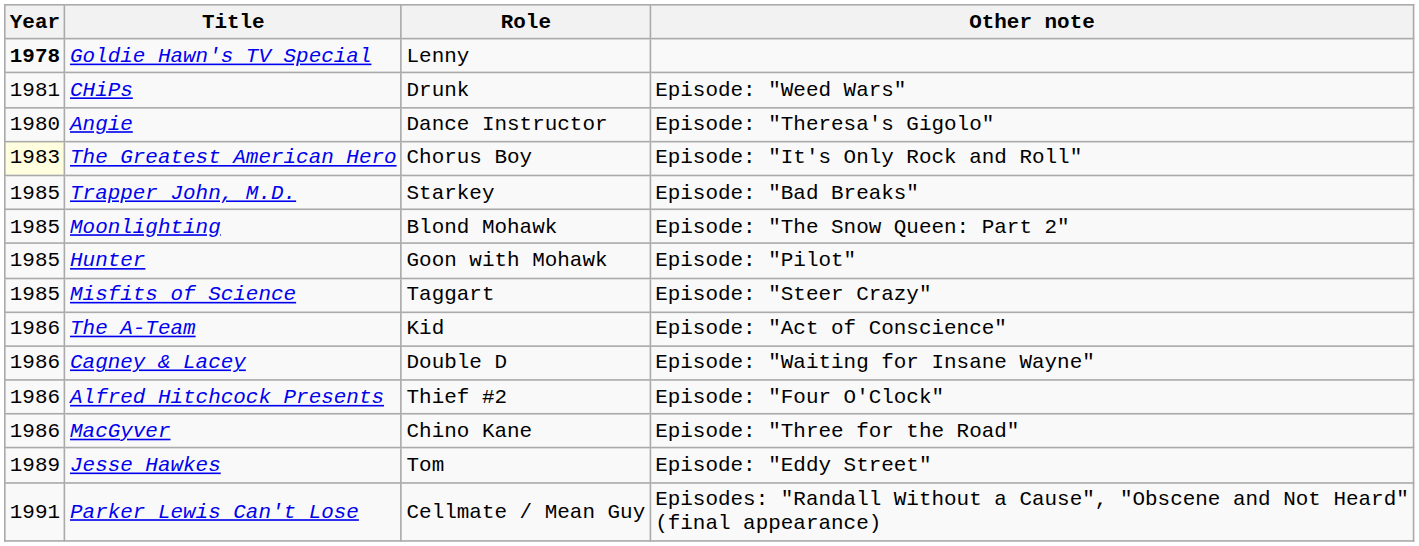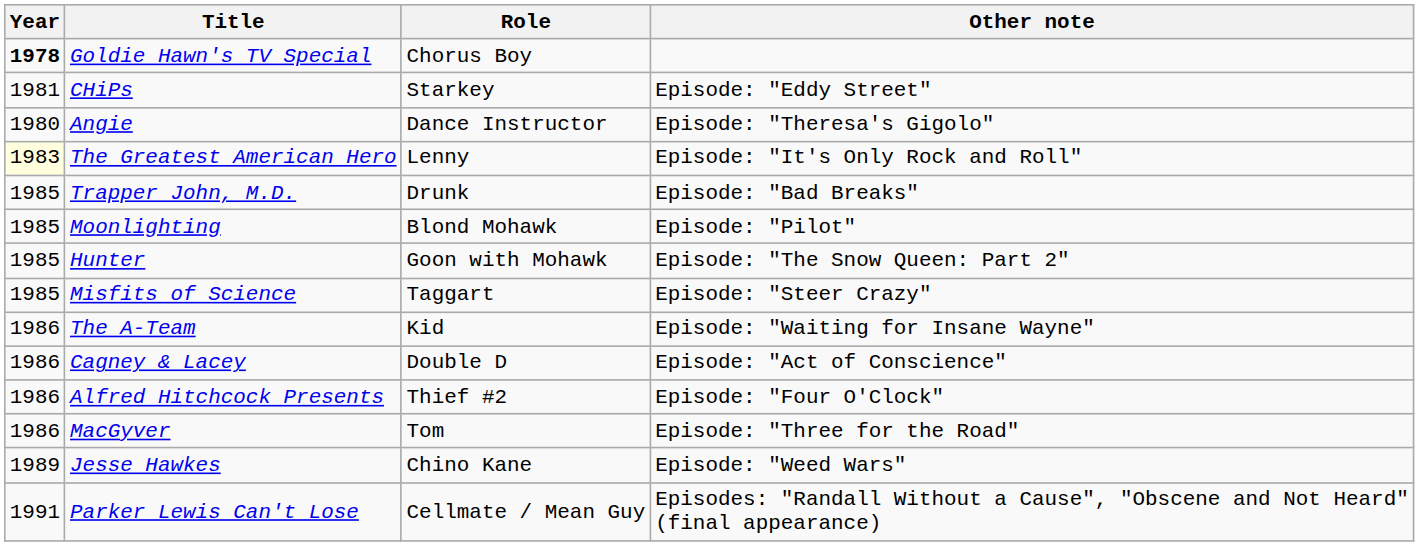(438, 56) Lenny -> (469, 56) Chorus Boy
(438, 90) Drunk -> (451, 90) Starkey
(781, 90) Episode: "Weed Wars" -> (793, 90) Episode: "Eddy Street"
(469, 158) Chorus Boy -> (438, 158) Lenny
(451, 192) Starkey -> (438, 192) Drunk
(862, 227) Episode: "The Snow Queen: Part 2" -> (756, 227) Episode: "Pilot"
(756, 261) Episode: "Pilot" -> (862, 261) Episode: "The Snow Queen: Part 2"
(831, 329) Episode: "Act of Conscience" -> (875, 329) Episode: "Waiting for Insane Wayne"
(875, 363) Episode: "Waiting for Insane Wayne" -> (831, 363) Episode: "Act of Conscience"
(469, 431) Chino Kane -> (425, 431) Tom
(425, 465) Tom -> (469, 465) Chino Kane
(793, 465) Episode: "Eddy Street" -> (781, 465) Episode: "Weed Wars"
